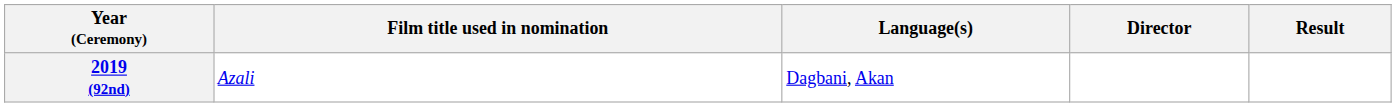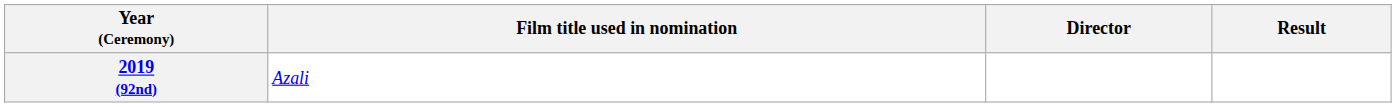- column: (926, 28)
